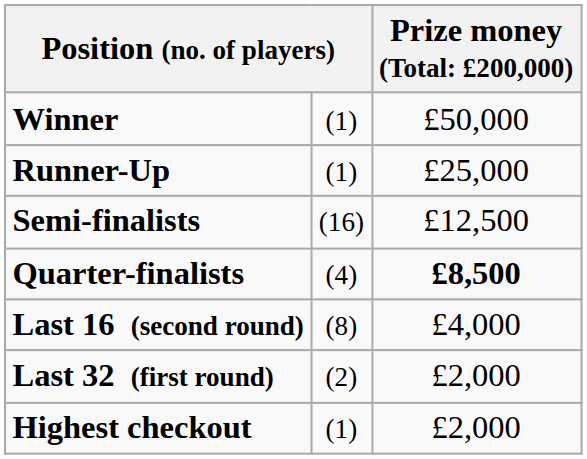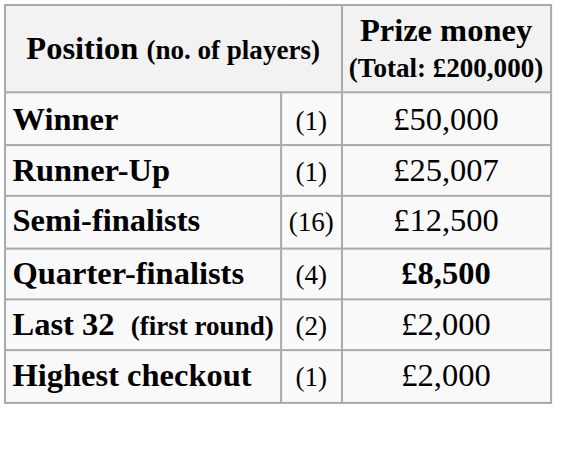(476, 169) £25,000 -> (446, 169) £25,007
- row: (158, 324)
